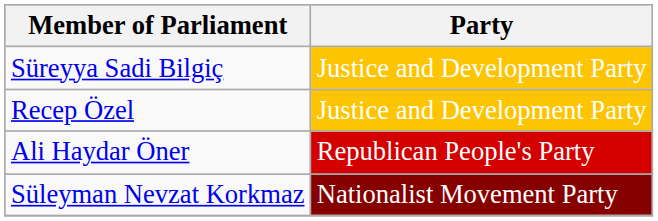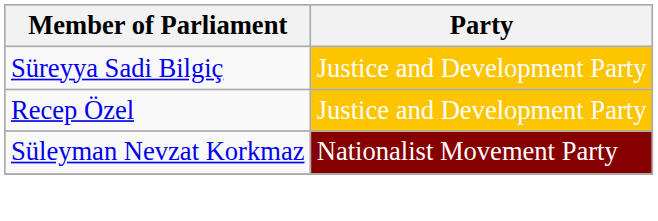- row: (100, 151)
